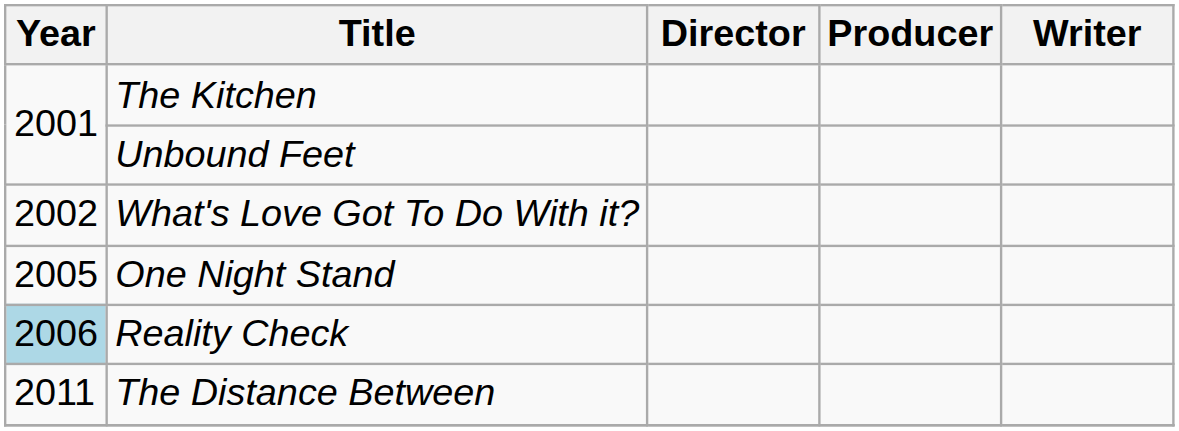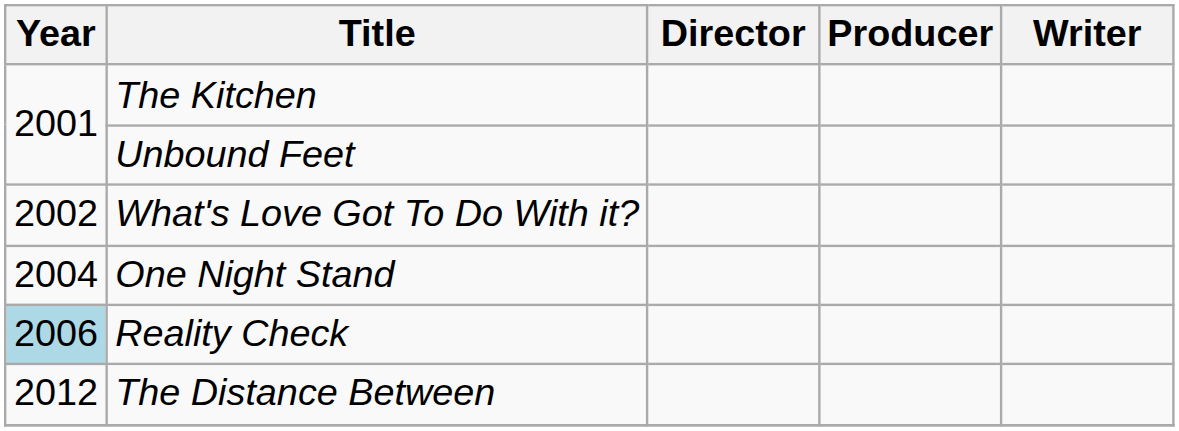(56, 273) 2005 -> (56, 273) 2004
(54, 393) 2011 -> (56, 393) 2012
